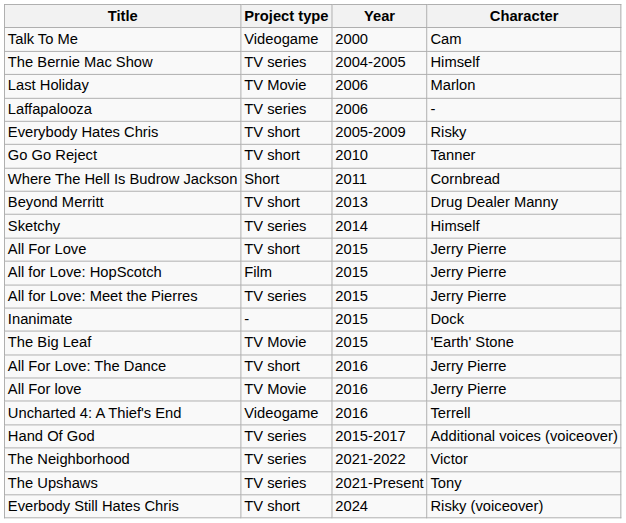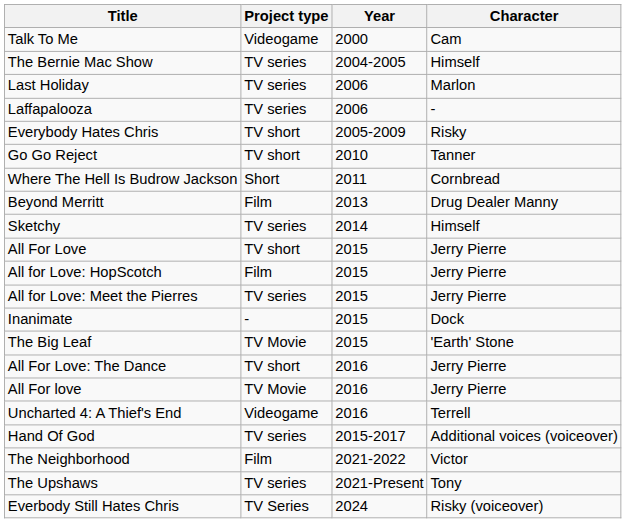(275, 86) TV Movie -> (275, 86) TV series
(272, 202) TV short -> (258, 202) Film
(275, 459) TV series -> (258, 459) Film
(272, 506) TV short -> (277, 506) TV Series
